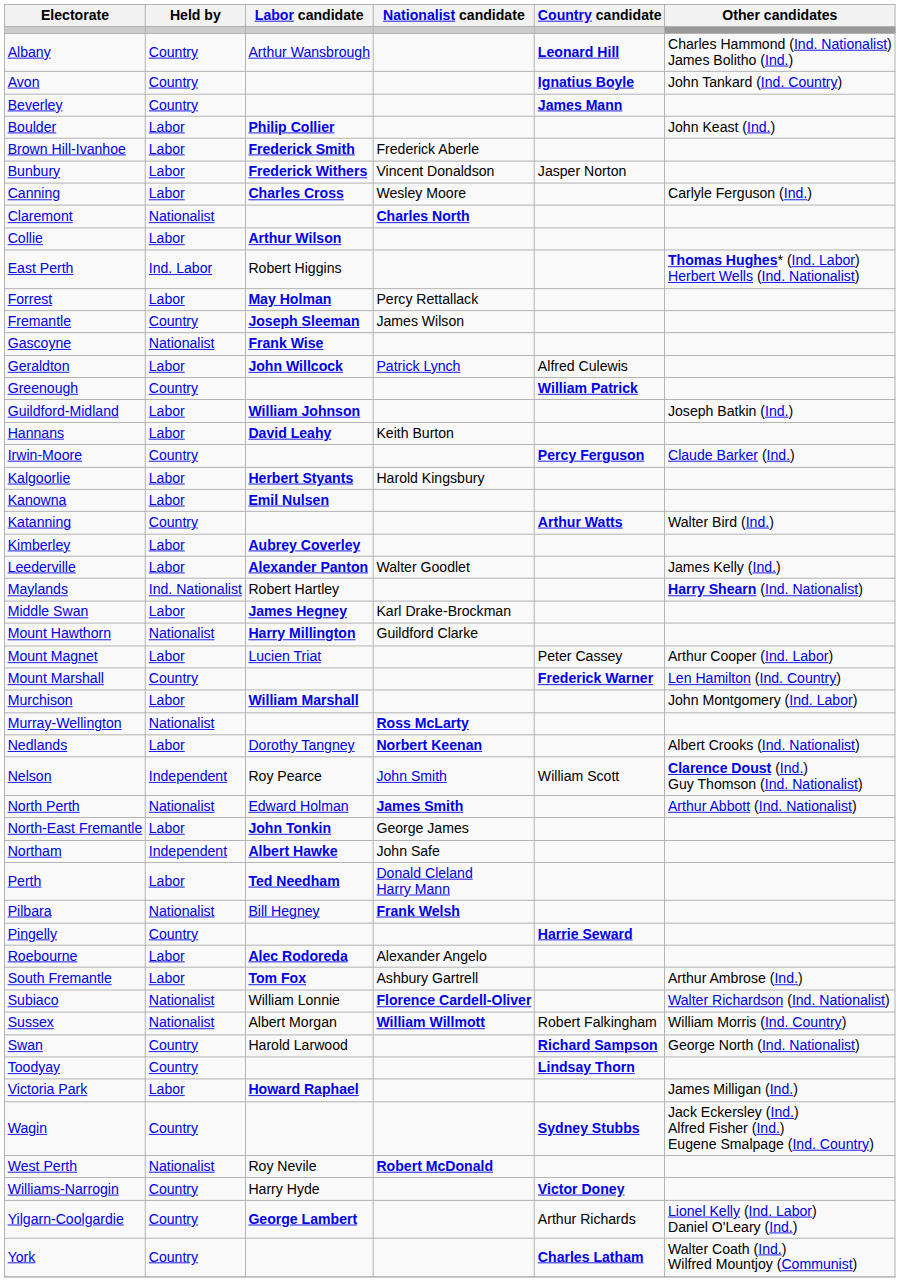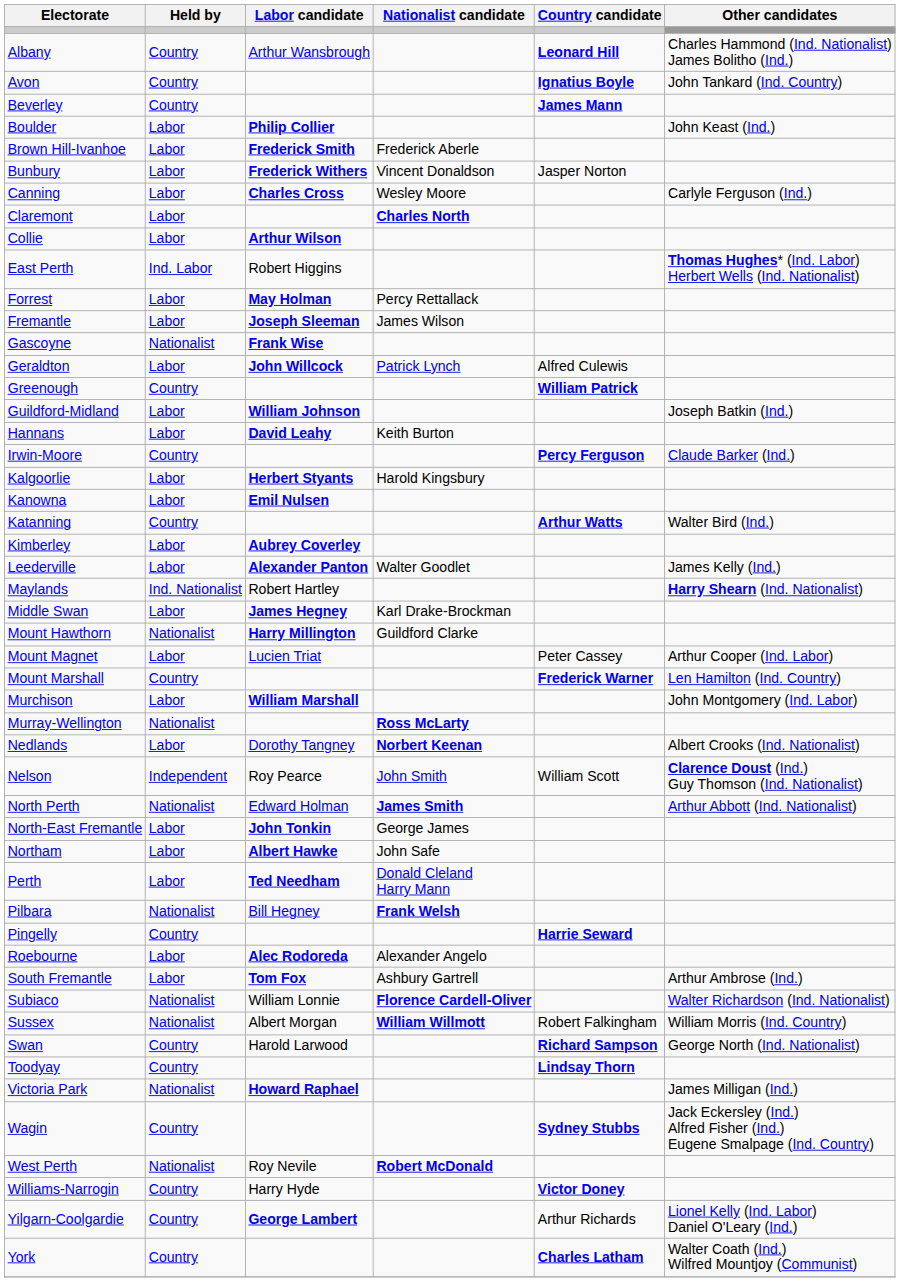(182, 216) Nationalist -> (167, 216) Labor
(173, 321) Country -> (167, 321) Labor
(188, 851) Independent -> (167, 851) Labor
(167, 1090) Labor -> (182, 1090) Nationalist
